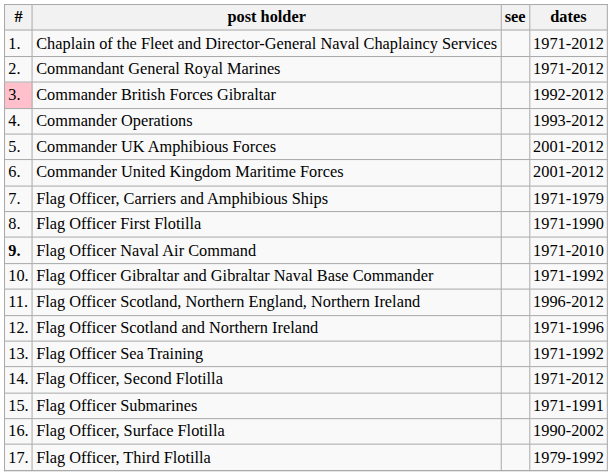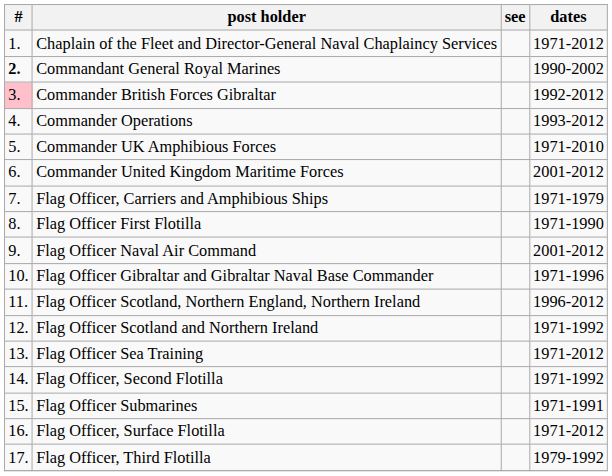(14, 69) normal -> (14, 69) bold
(568, 69) 1971-2012 -> (568, 69) 1990-2002
(568, 146) 2001-2012 -> (568, 146) 1971-2010
(14, 250) bold -> (14, 250) normal
(568, 250) 1971-2010 -> (568, 250) 2001-2012
(568, 276) 1971-1992 -> (568, 276) 1971-1996
(568, 328) 1971-1996 -> (568, 328) 1971-1992
(568, 353) 1971-1992 -> (568, 353) 1971-2012
(568, 379) 1971-2012 -> (568, 379) 1971-1992
(568, 431) 1990-2002 -> (568, 431) 1971-2012
